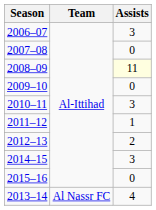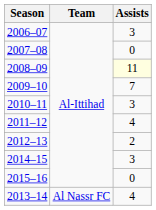(132, 86) 0 -> (132, 86) 7
(132, 123) 1 -> (132, 123) 4
